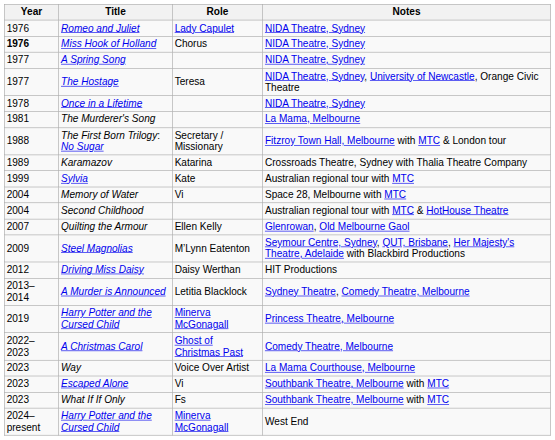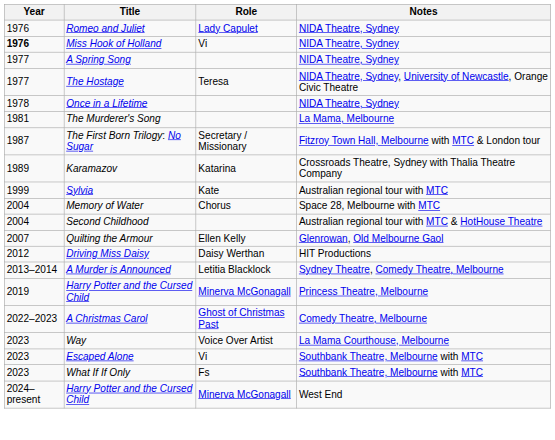(191, 44) Chorus -> (203, 44) Vi
(18, 141) 1988 -> (18, 141) 1987
(179, 195) Vi -> (215, 206) Chorus
- row: (97, 248)
